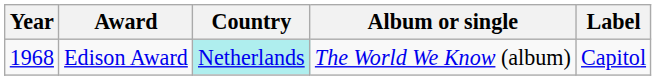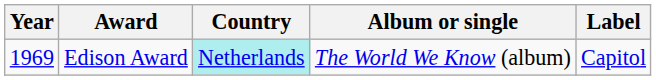(32, 57) 1968 -> (32, 57) 1969
